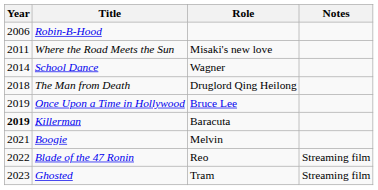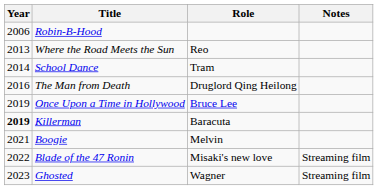(18, 49) 2011 -> (18, 49) 2013
(231, 49) Misaki's new love -> (199, 49) Reo
(208, 67) Wagner -> (202, 67) Tram
(18, 85) 2018 -> (18, 85) 2016
(199, 157) Reo -> (231, 157) Misaki's new love
(202, 175) Tram -> (208, 175) Wagner
